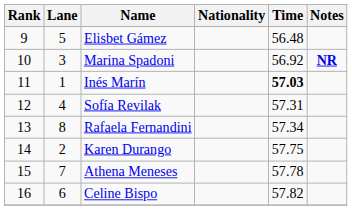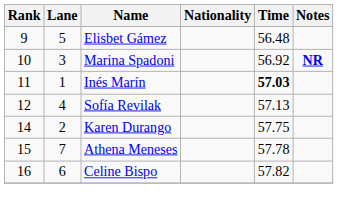(288, 104) 57.31 -> (274, 104) 57.13
- row: (138, 127)
